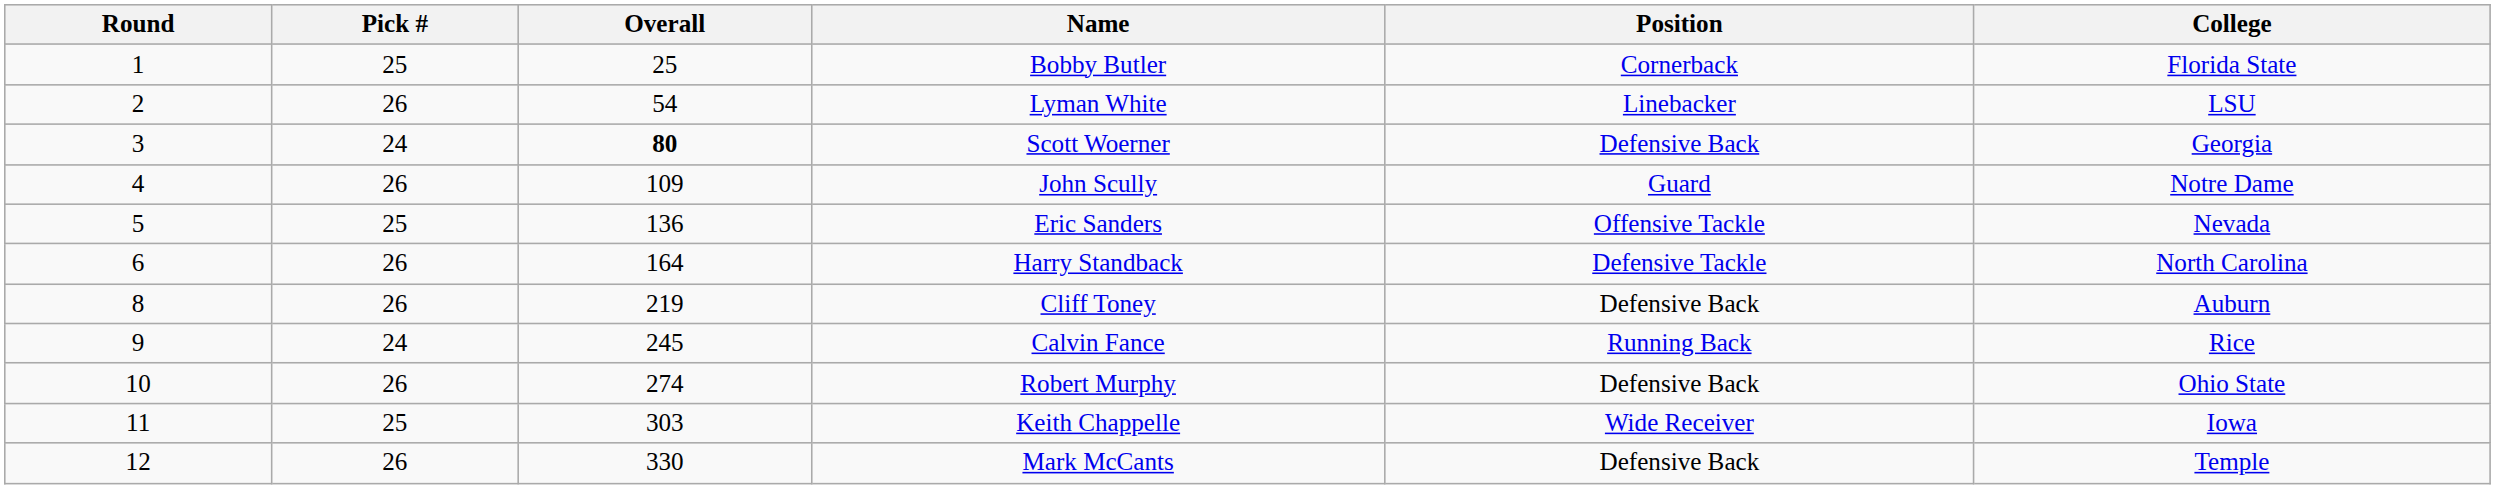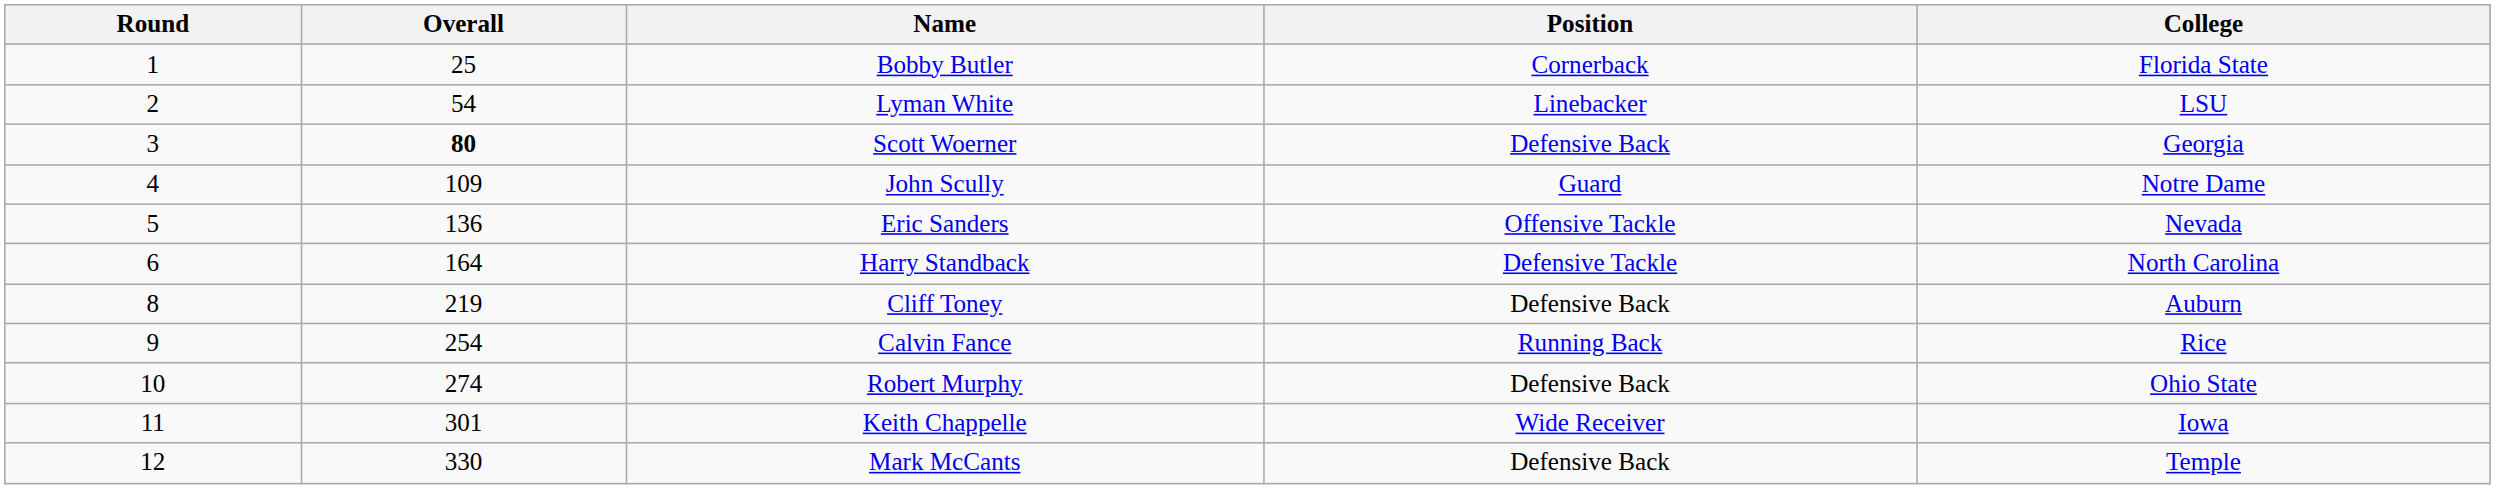- column: (395, 24)
(665, 343) 245 -> (464, 343) 254
(665, 422) 303 -> (464, 422) 301
